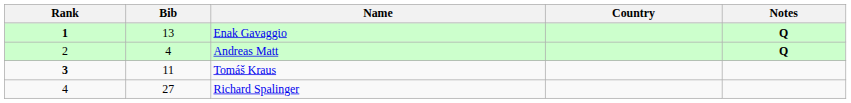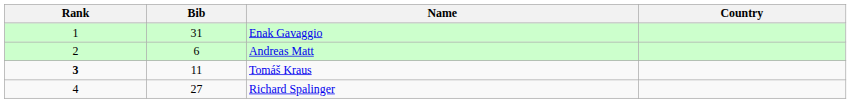- column: (784, 13)
(65, 32) bold -> (75, 32) normal
(168, 32) 13 -> (196, 32) 31
(168, 51) 4 -> (196, 51) 6
